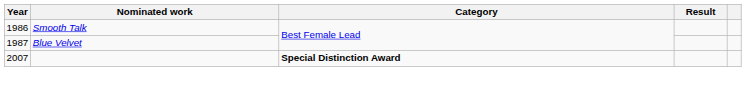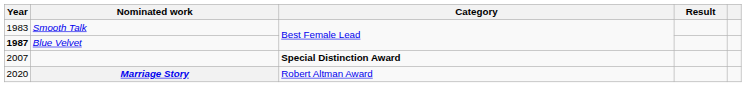(17, 27) 1986 -> (17, 27) 1983
(17, 43) normal -> (17, 43) bold
+ row: (155, 74)
